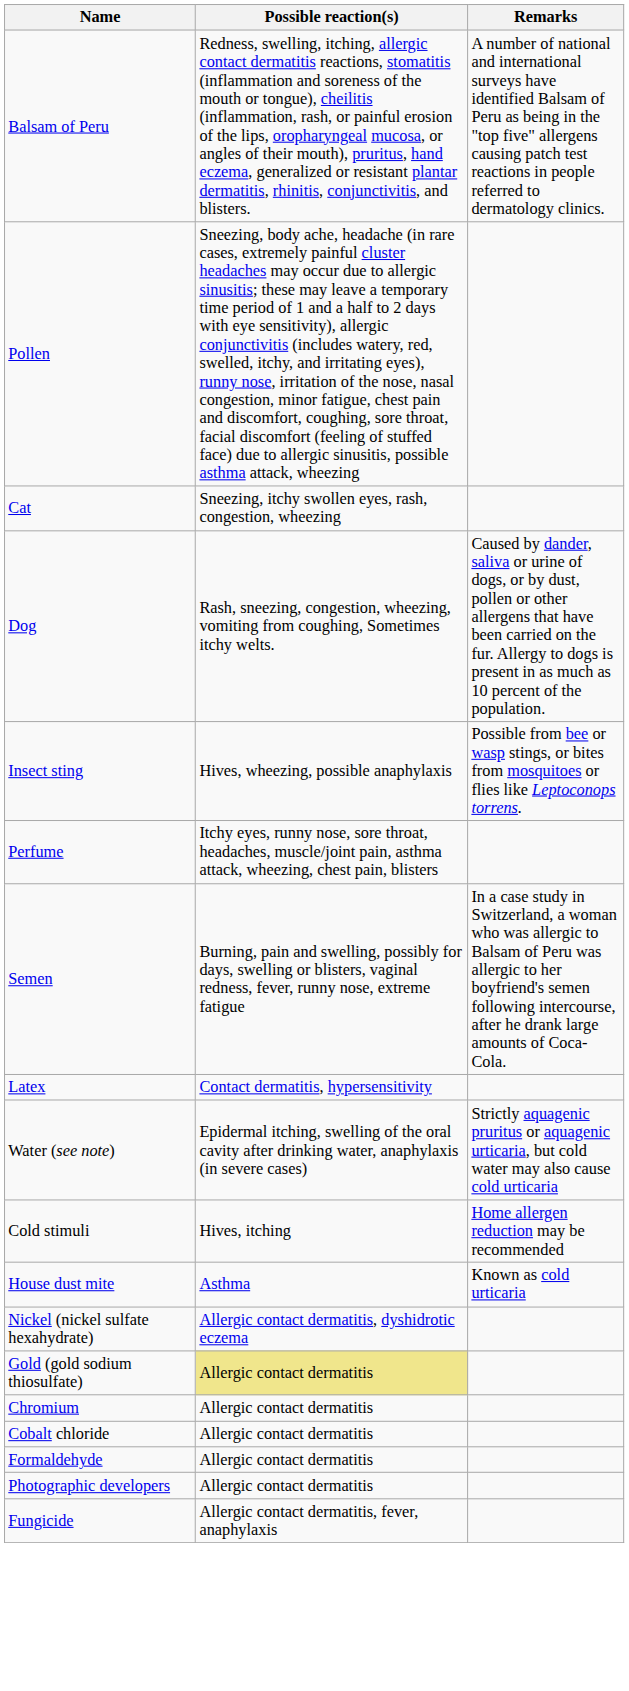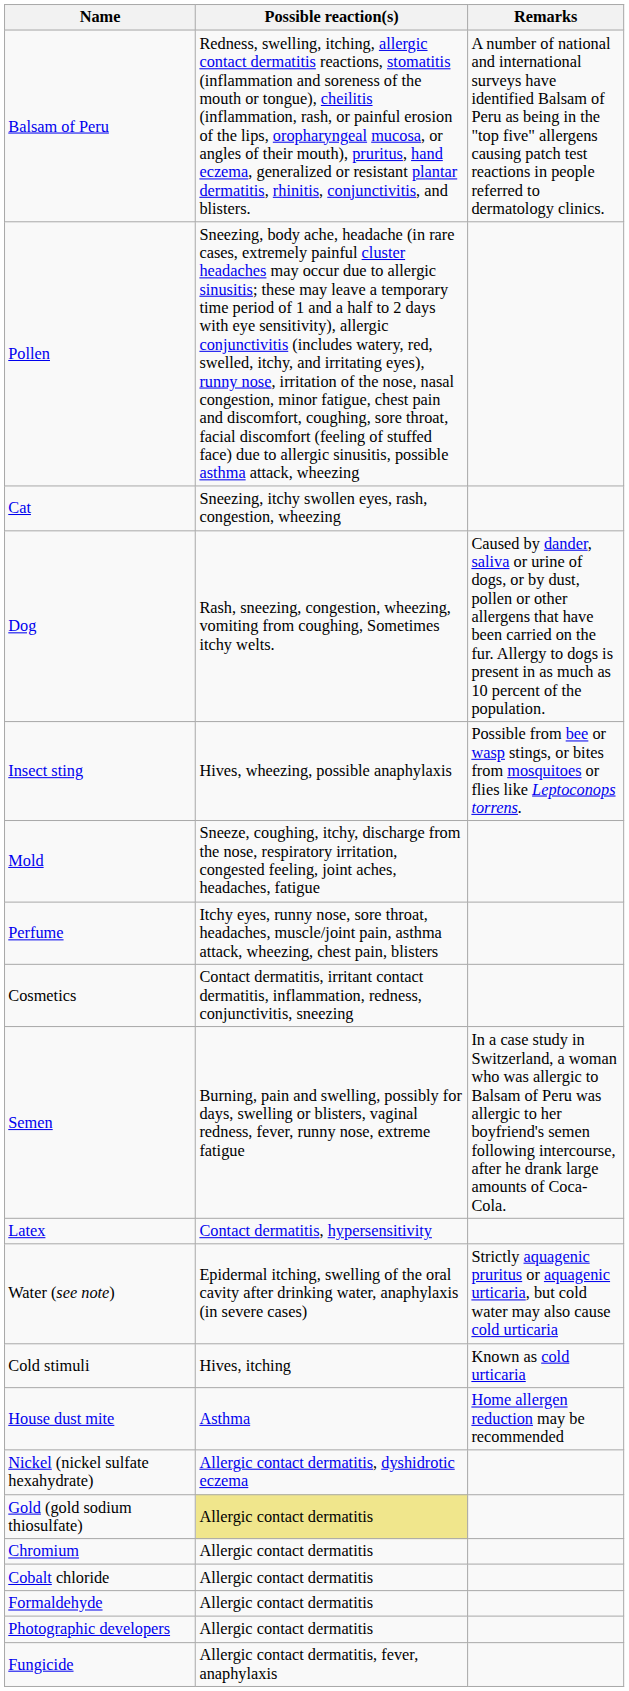+ row: (26, 861)
+ row: (42, 995)
(528, 1230) Home allergen reduction may be recommended -> (520, 1365) Known as cold urticaria
(520, 1284) Known as cold urticaria -> (528, 1418) Home allergen reduction may be recommended
